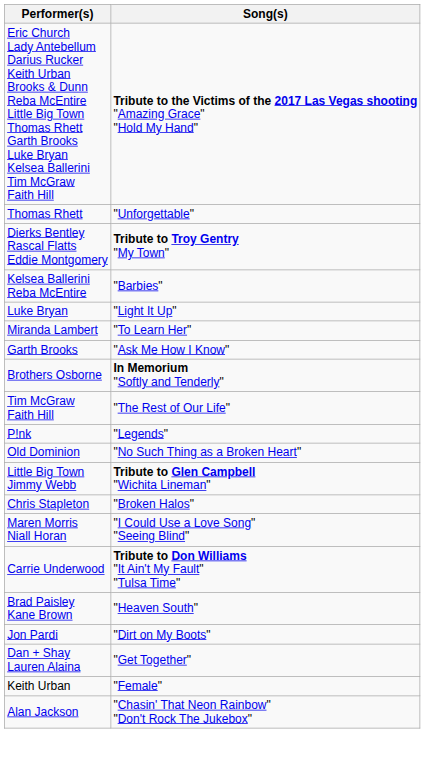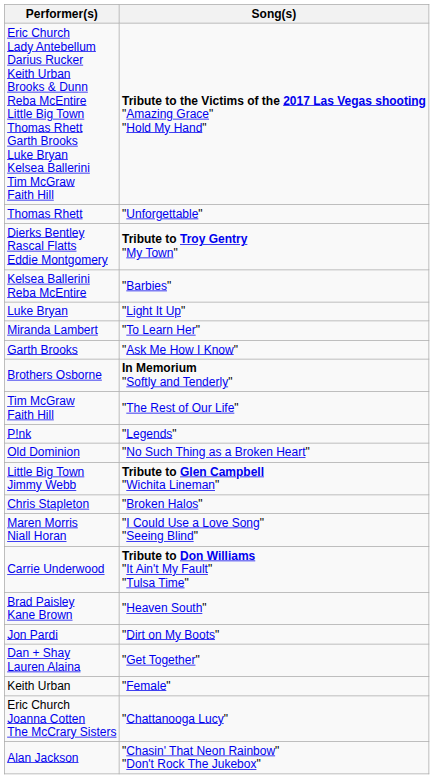+ row: (62, 718)
